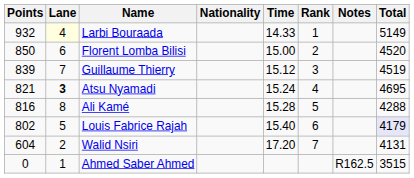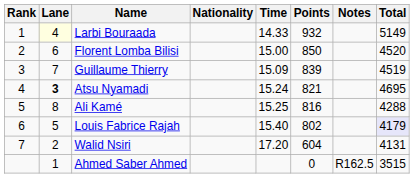columns swapped: (315, 13) <-> (25, 13)
(281, 70) 15.12 -> (273, 70) 15.09
(281, 107) 15.28 -> (273, 107) 15.25
